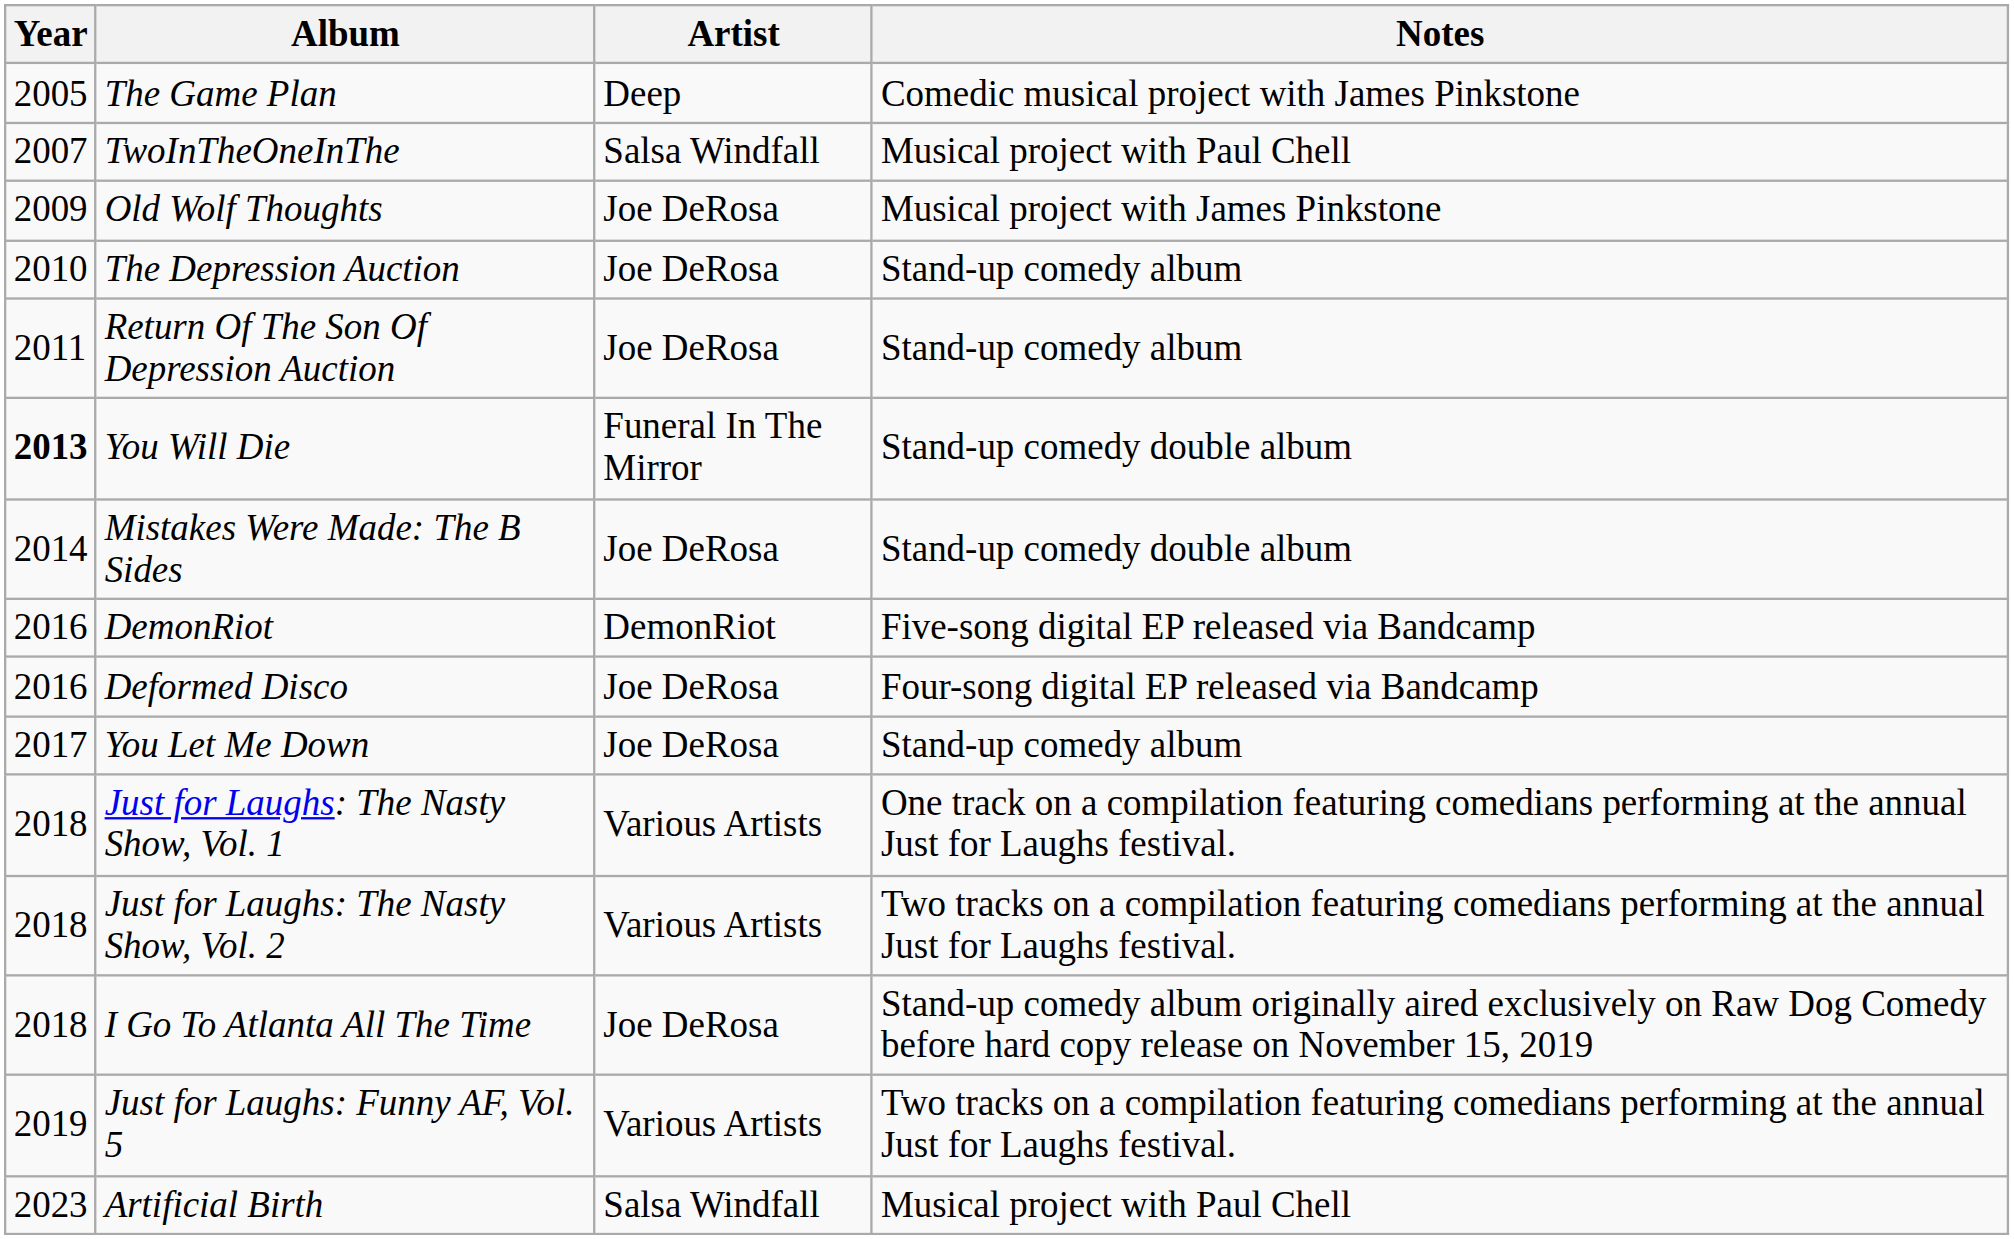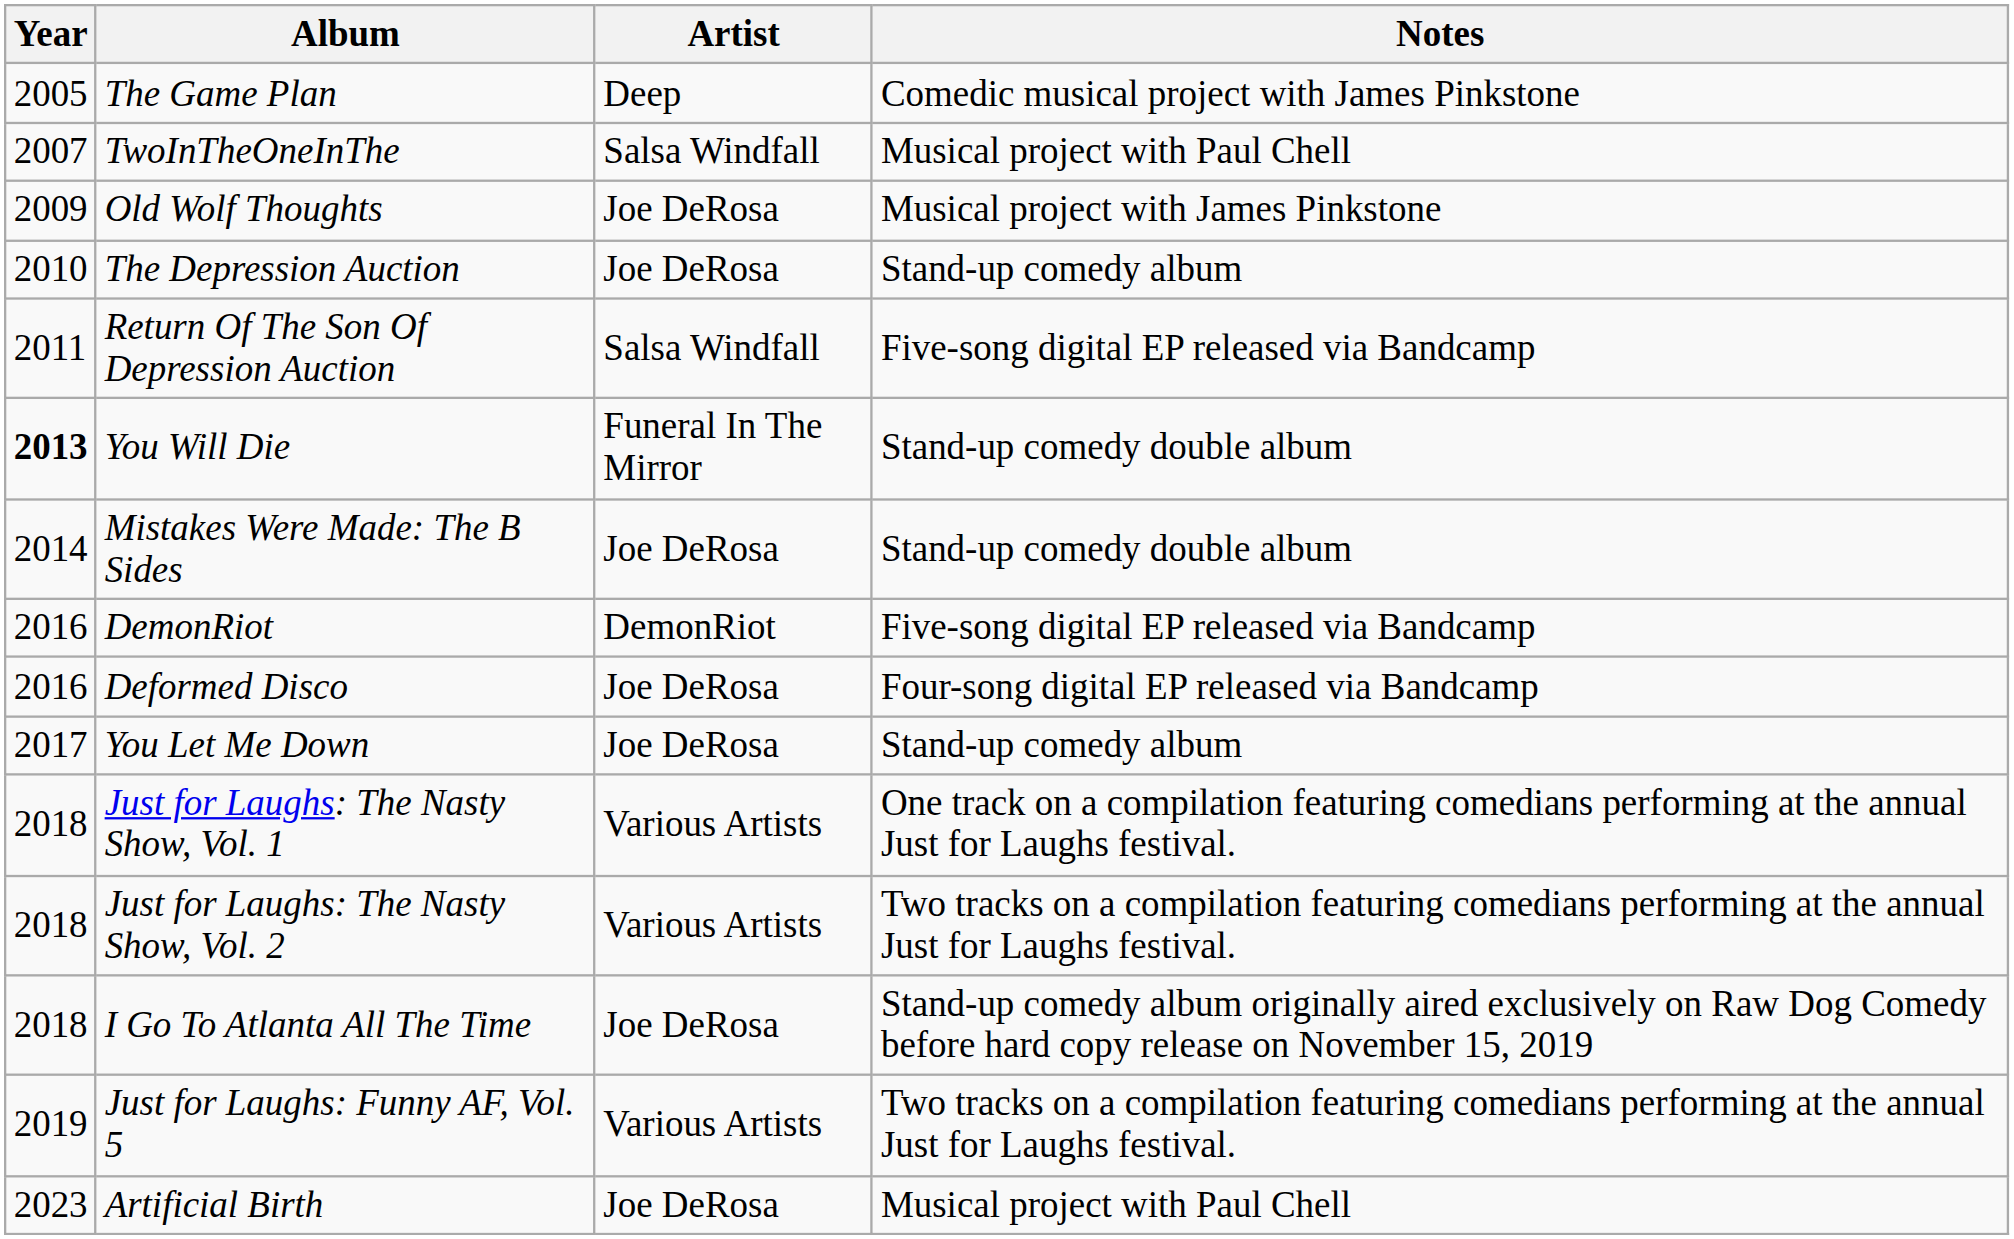(691, 347) Joe DeRosa -> (712, 347) Salsa Windfall
(1062, 347) Stand-up comedy album -> (1208, 347) Five-song digital EP released via Bandcamp
(712, 1204) Salsa Windfall -> (691, 1204) Joe DeRosa
